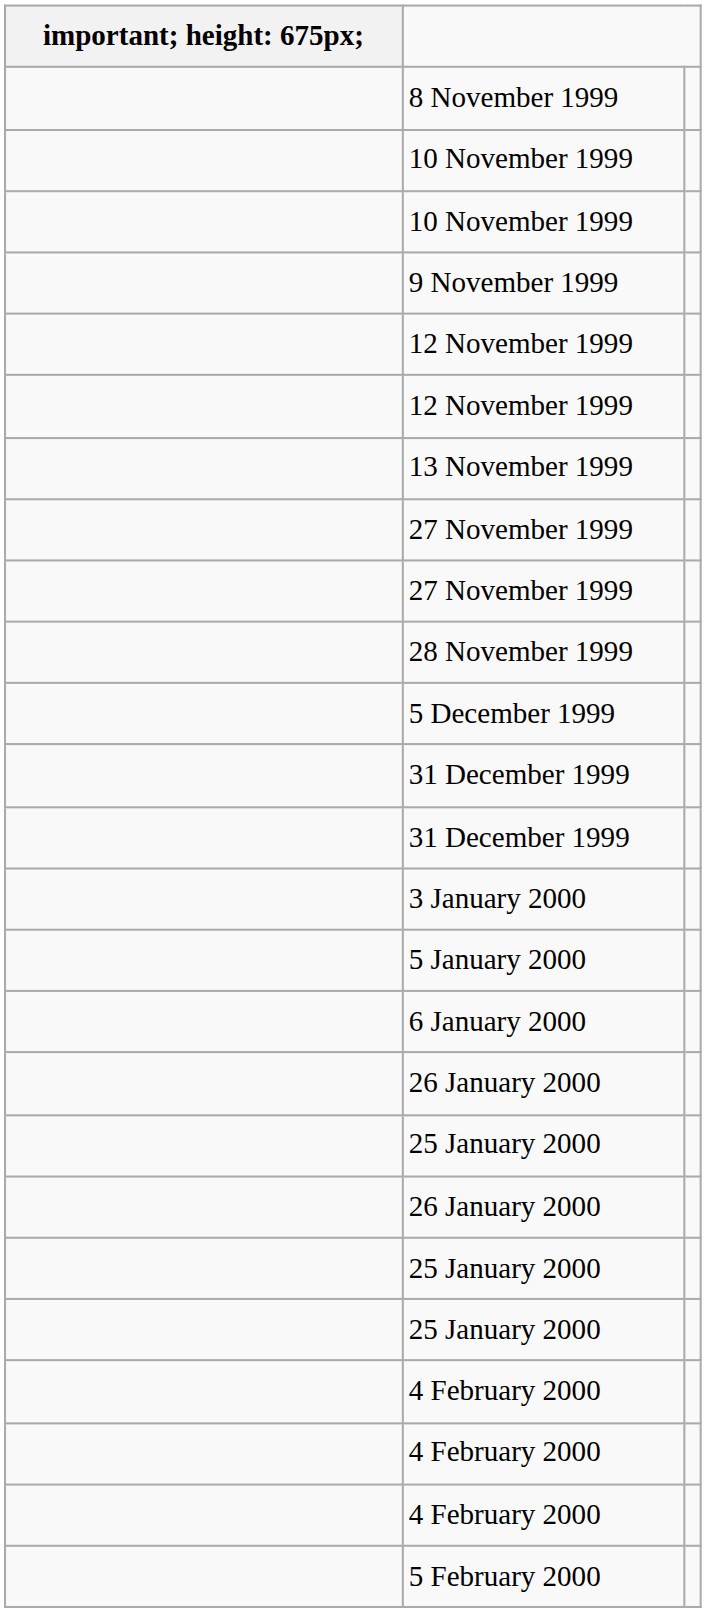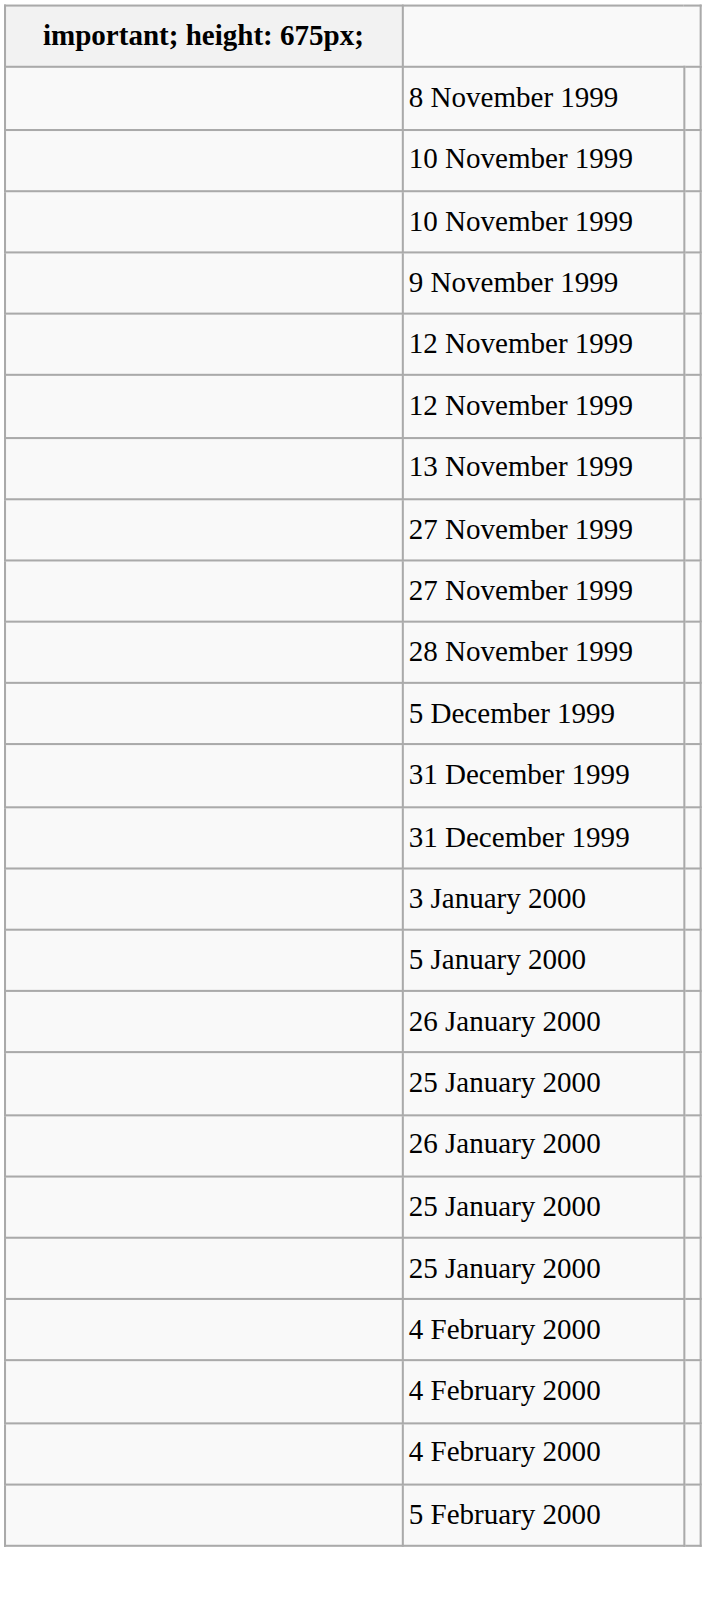- row: (203, 1022)
